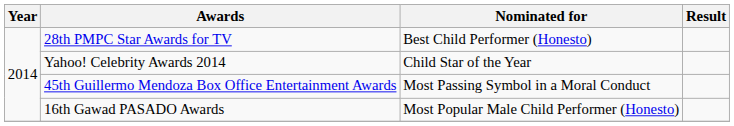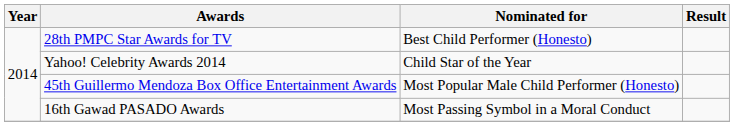(527, 86) Most Passing Symbol in a Moral Conduct -> (541, 86) Most Popular Male Child Performer (Honesto)
(541, 109) Most Popular Male Child Performer (Honesto) -> (527, 109) Most Passing Symbol in a Moral Conduct
